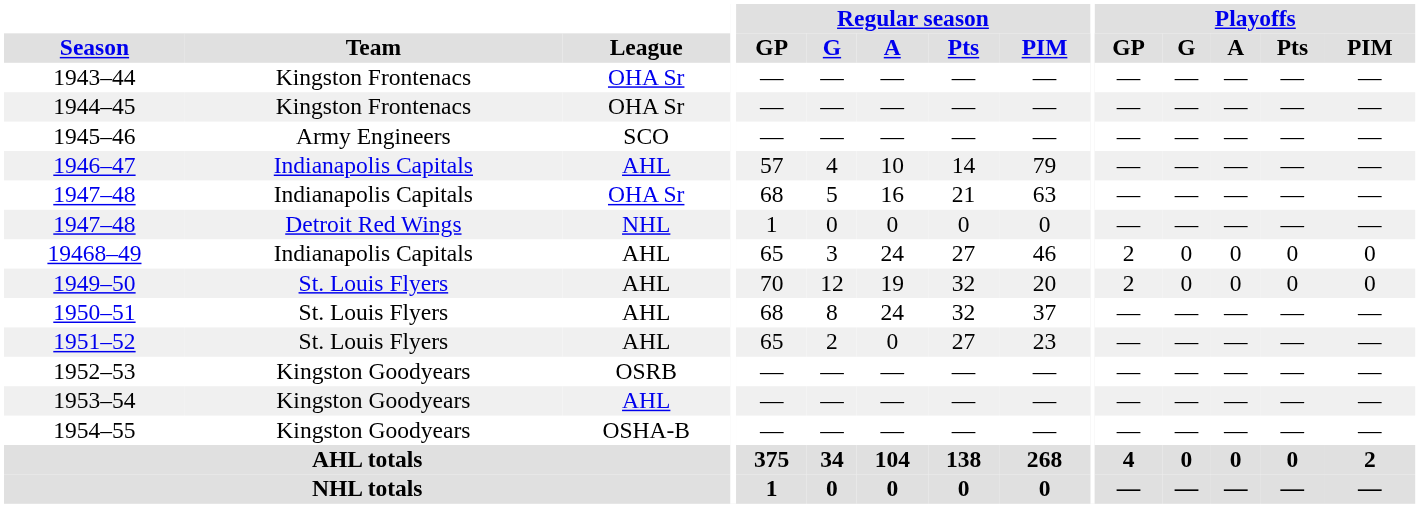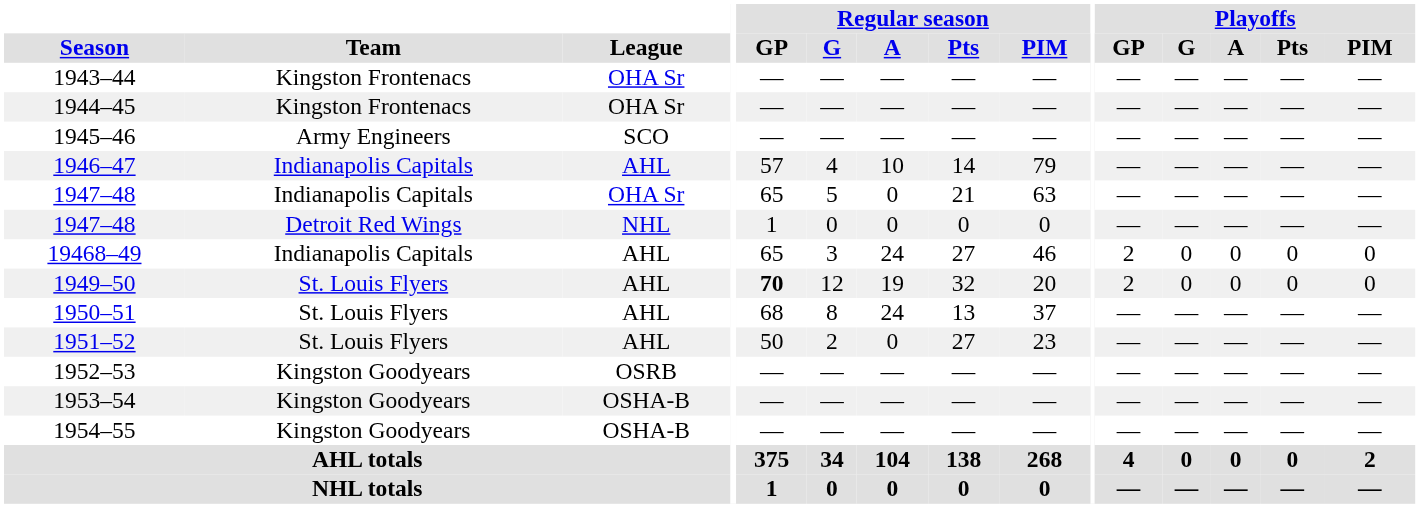(772, 194) 68 -> (772, 194) 65
(892, 194) 16 -> (892, 194) 0
(772, 283) normal -> (772, 283) bold
(964, 312) 32 -> (964, 312) 13
(772, 341) 65 -> (772, 341) 50
(646, 400) AHL -> (646, 400) OSHA-B
